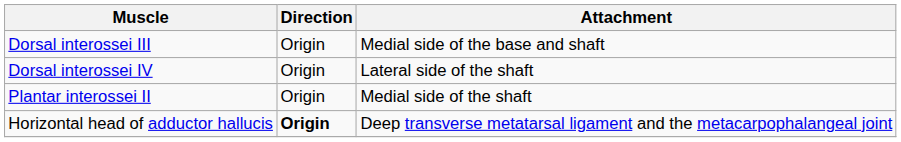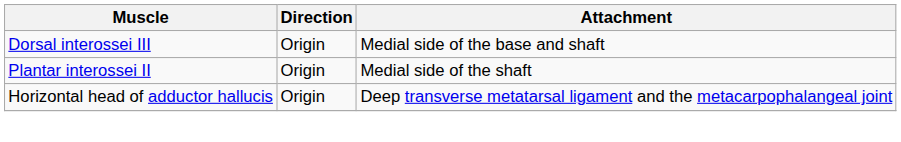- row: (80, 70)
(305, 123) bold -> (303, 96) normal
